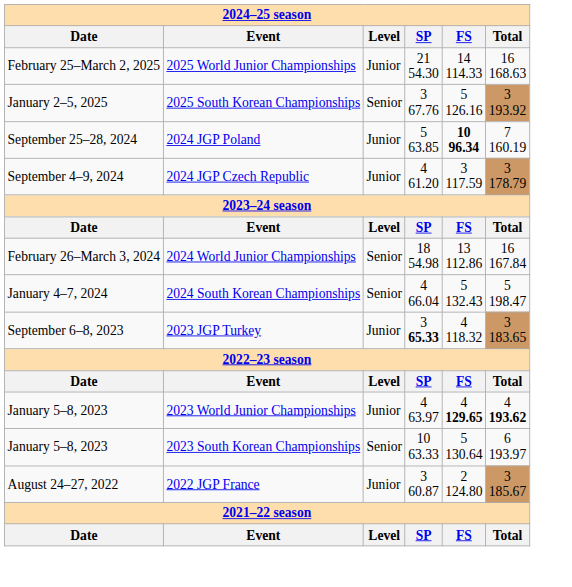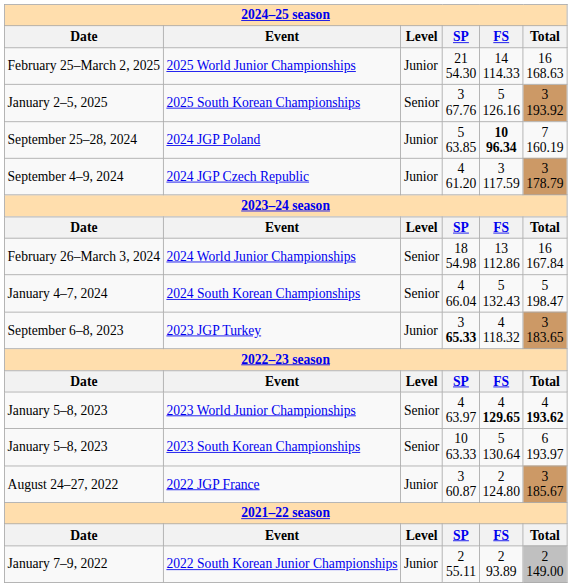(383, 410) Junior -> (422, 410) Senior
+ row: (282, 564)
